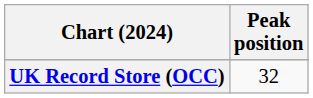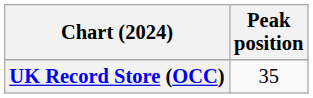(269, 76) 32 -> (269, 76) 35
